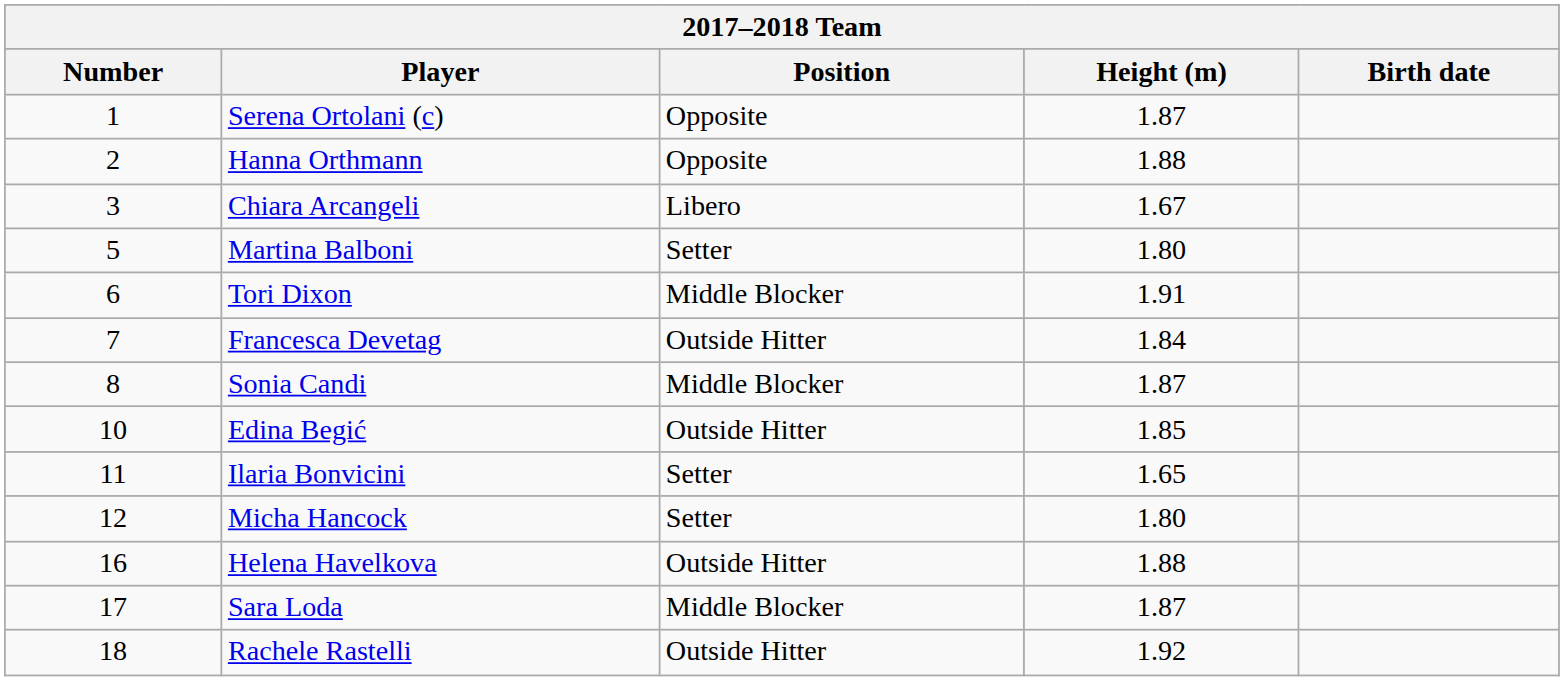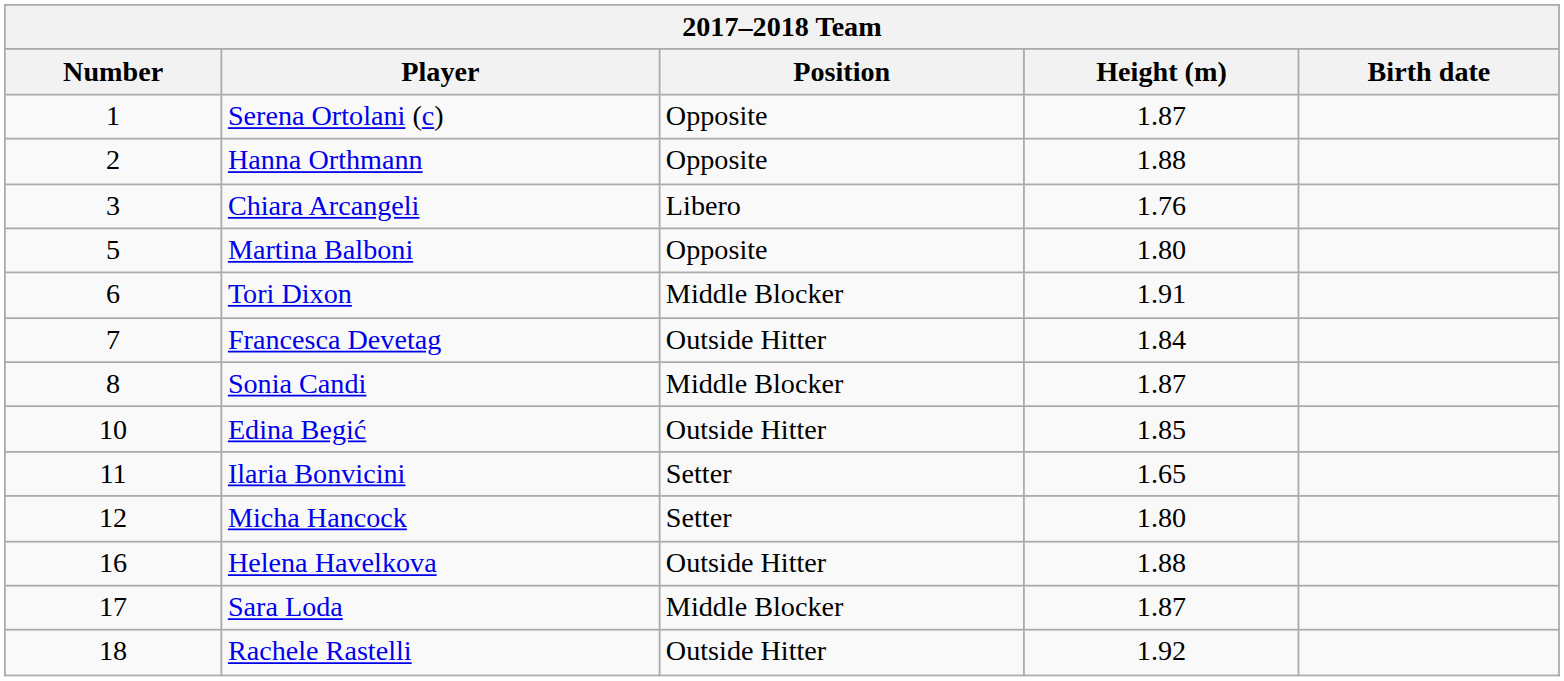(1162, 205) 1.67 -> (1162, 205) 1.76
(699, 250) Setter -> (717, 250) Opposite
